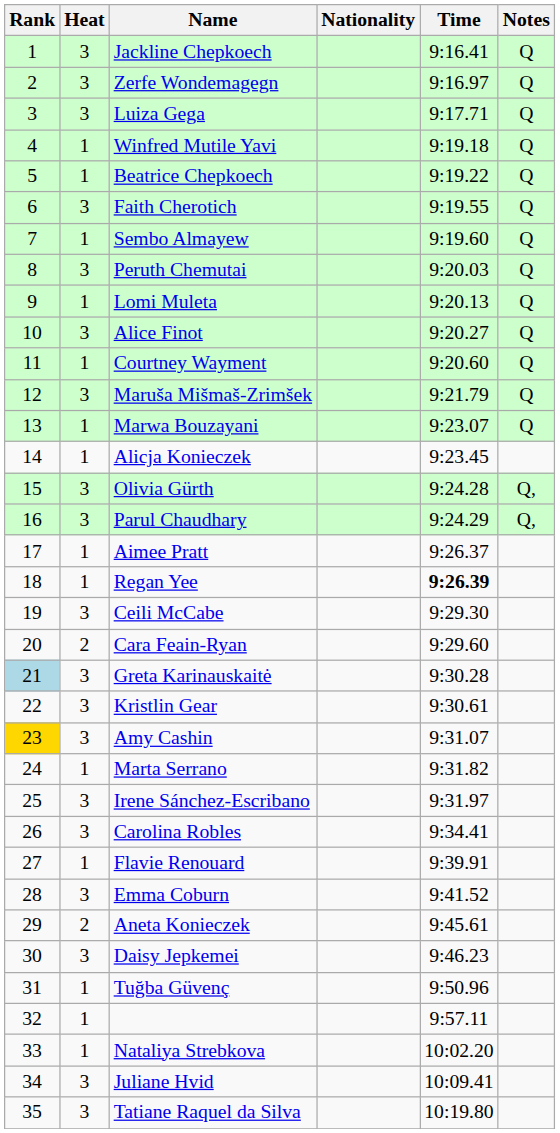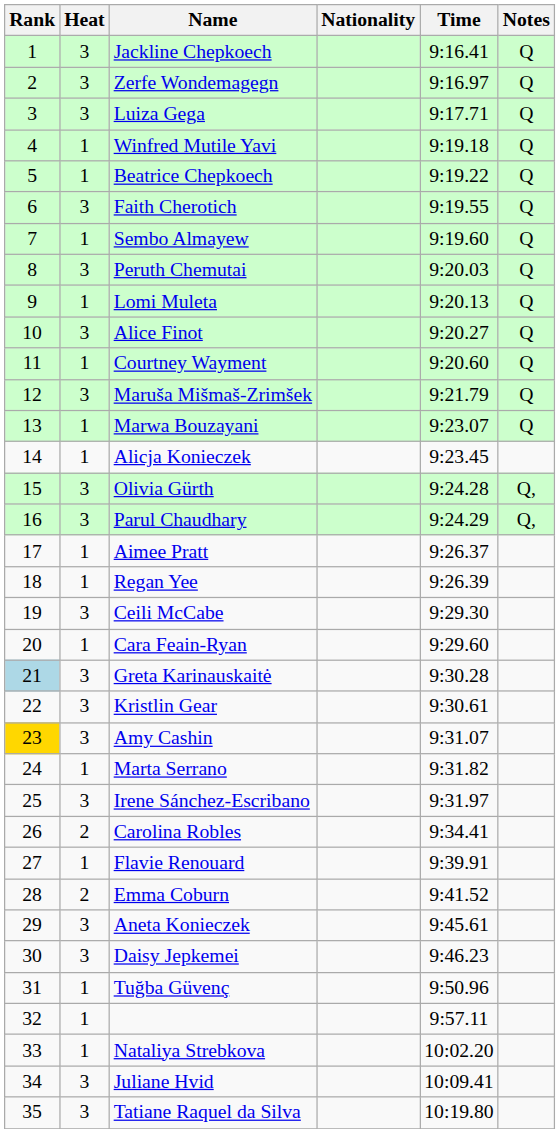(459, 581) bold -> (459, 581) normal
(84, 644) 2 -> (84, 644) 1
(84, 831) 3 -> (84, 831) 2
(84, 894) 3 -> (84, 894) 2
(84, 925) 2 -> (84, 925) 3
